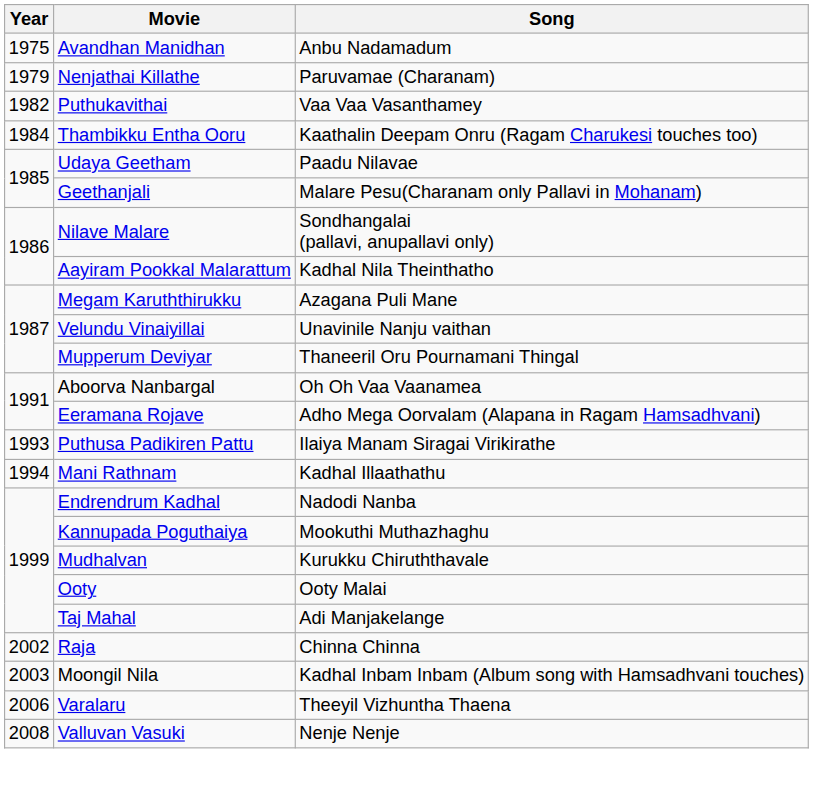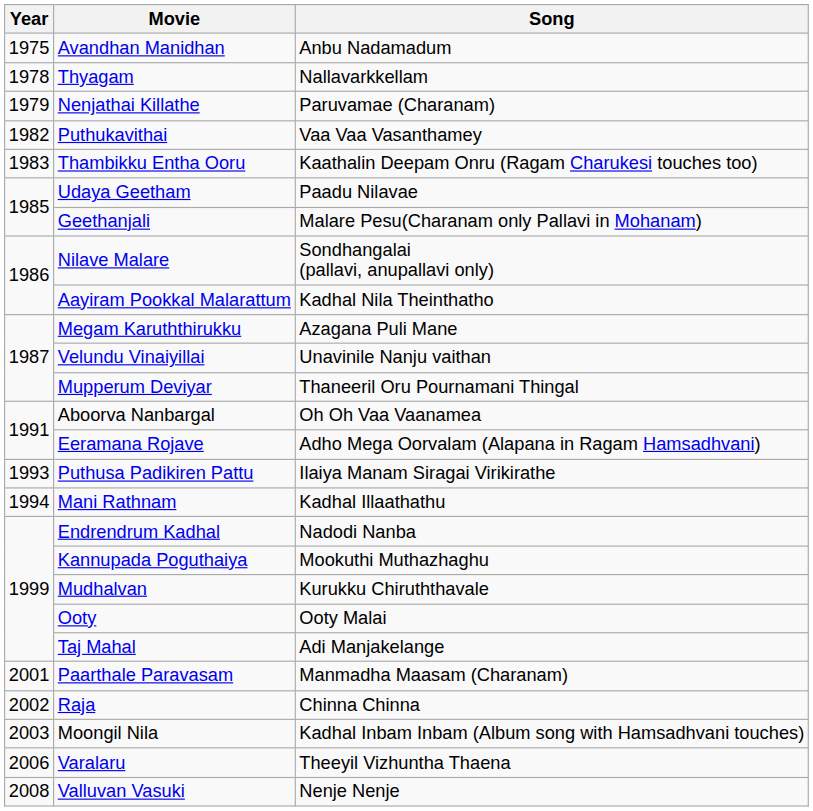+ row: (96, 76)
(29, 134) 1984 -> (29, 163) 1983
+ row: (145, 675)
